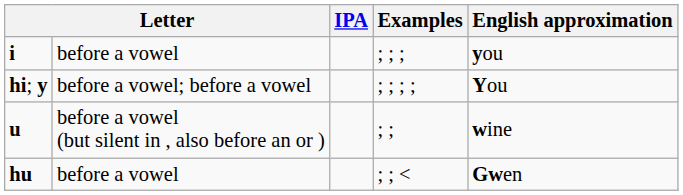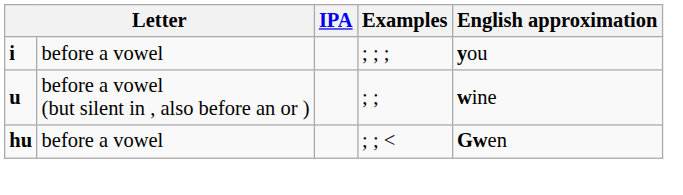- row: (28, 85)
